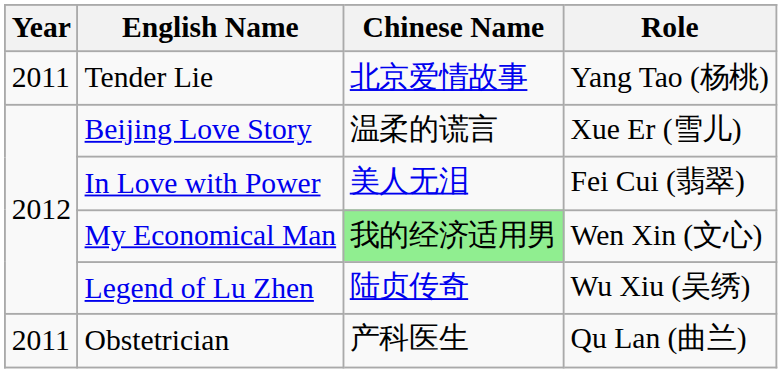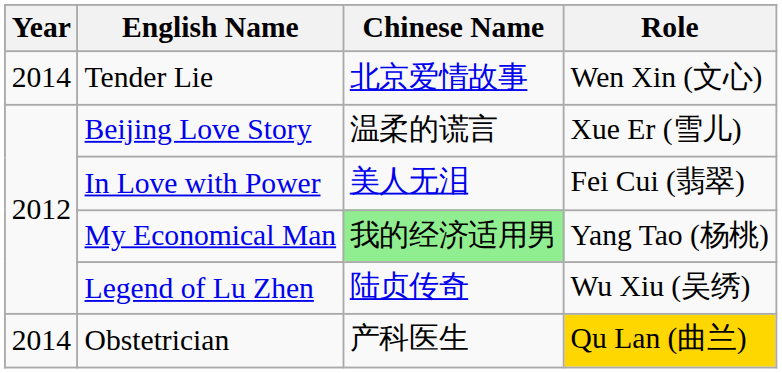(41, 77) 2011 -> (41, 77) 2014
(670, 76) Yang Tao (杨桃) -> (666, 76) Wen Xin (文心)
(666, 234) Wen Xin (文心) -> (670, 234) Yang Tao (杨桃)
(41, 340) 2011 -> (41, 340) 2014
(659, 339) no background -> (659, 339) gold background
